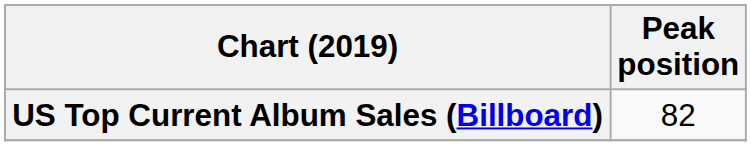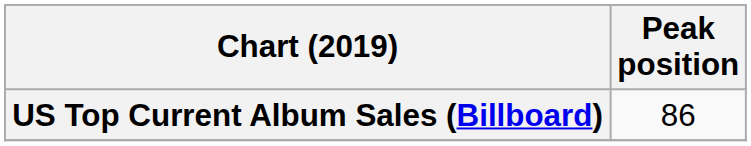(678, 114) 82 -> (678, 114) 86
